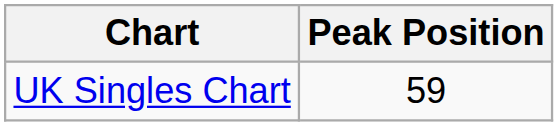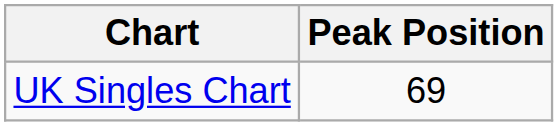(426, 90) 59 -> (426, 90) 69
